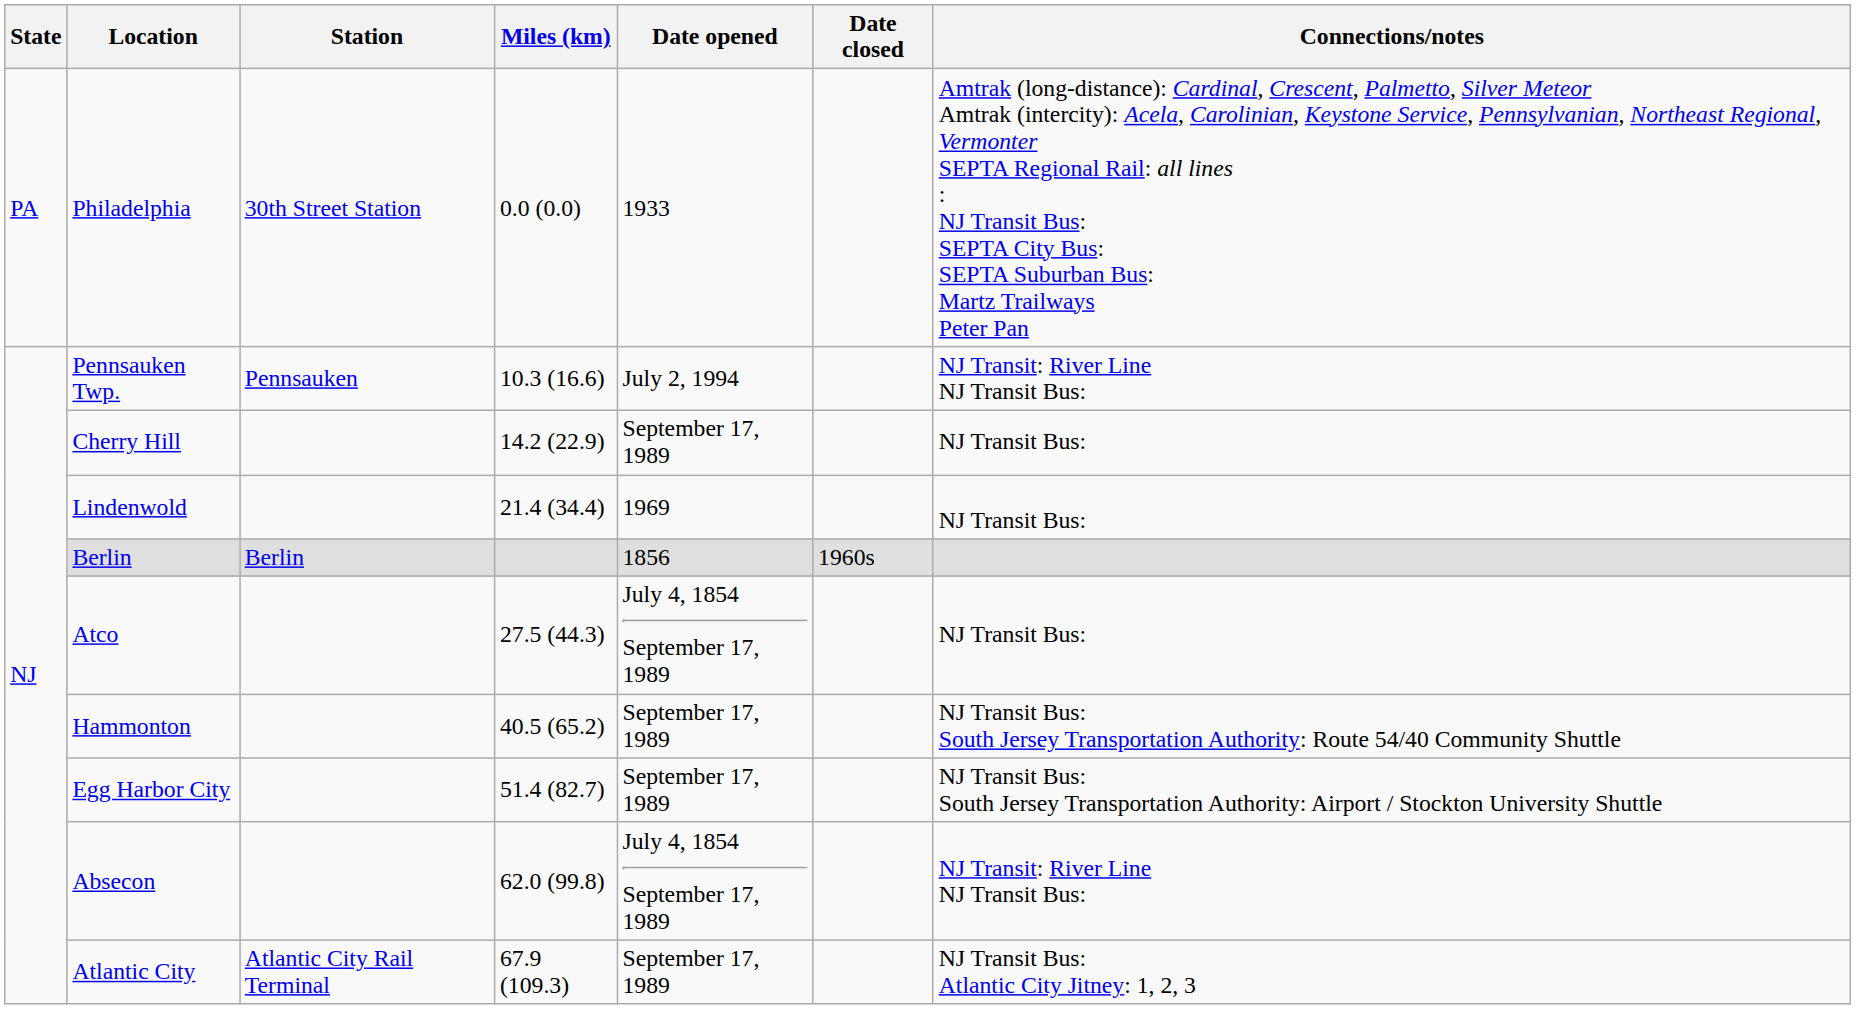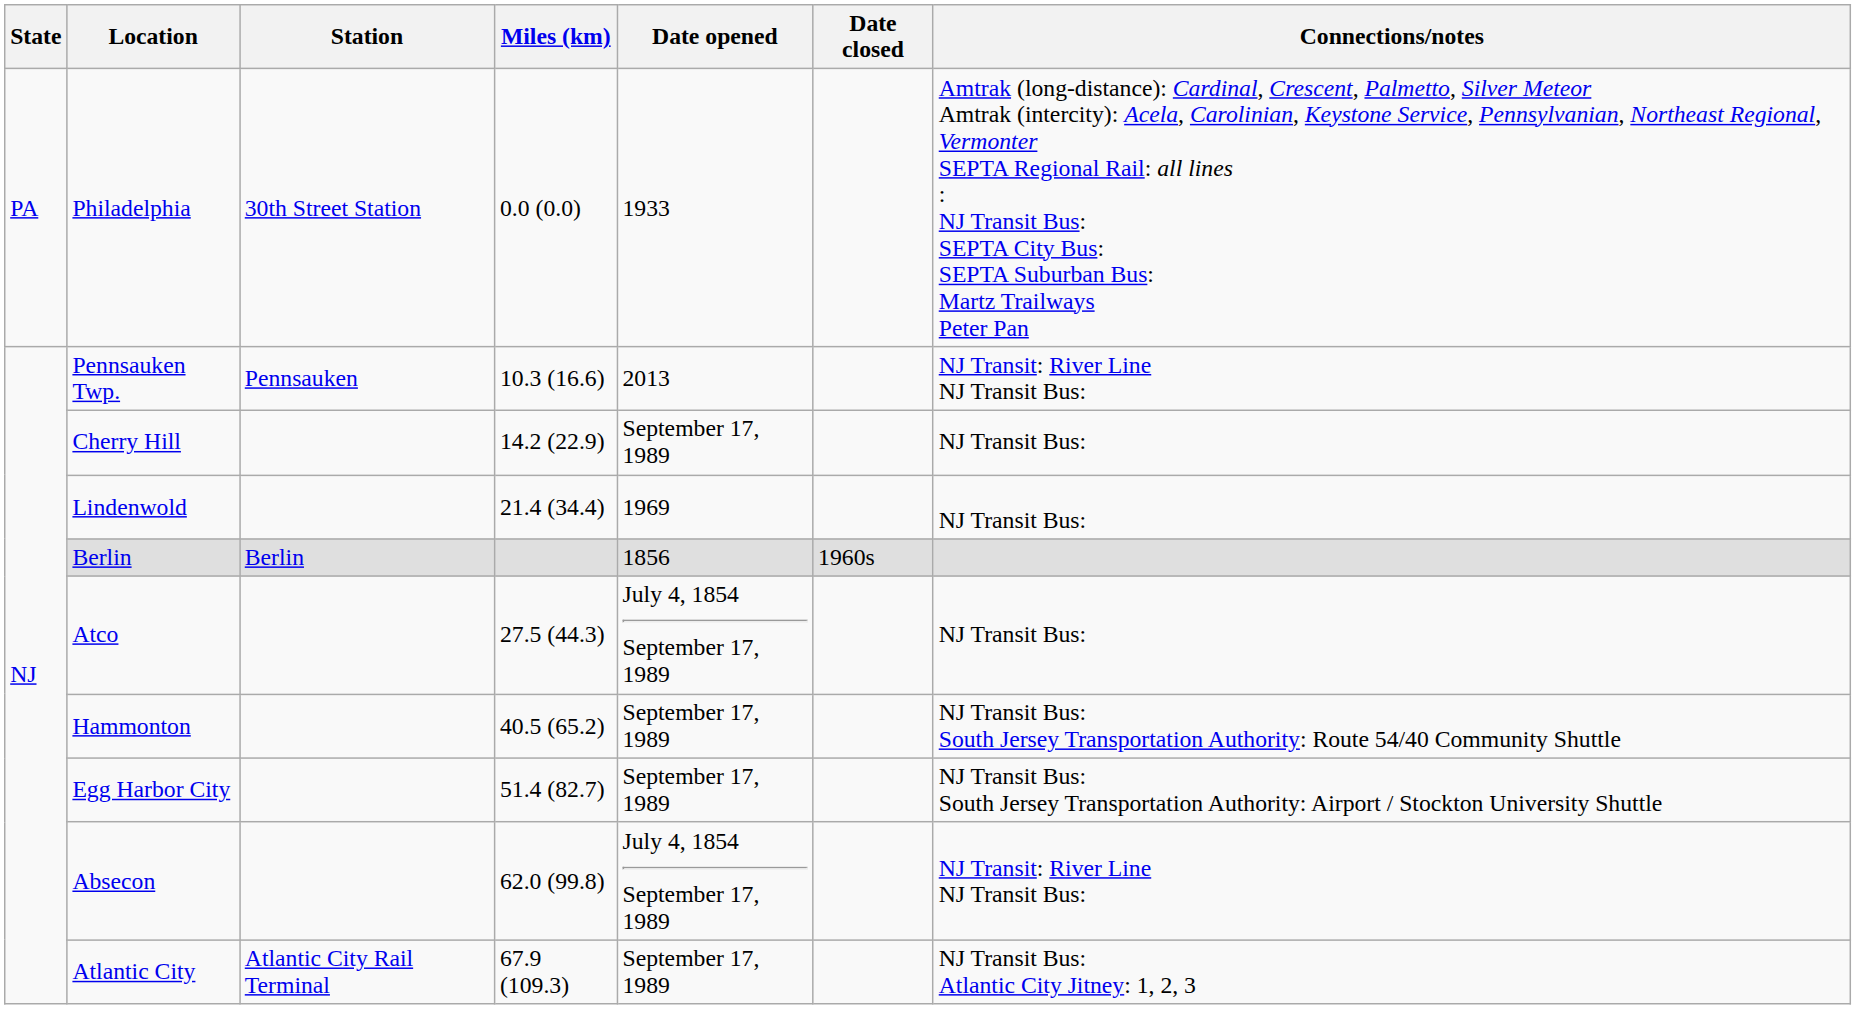(681, 378) July 2, 1994 -> (646, 378) 2013
